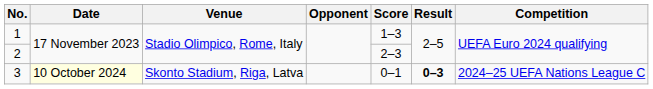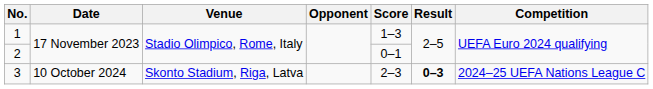(391, 53) 2–3 -> (391, 53) 0–1
(80, 73) lightyellow background -> (80, 73) no background
(391, 73) 0–1 -> (391, 73) 2–3
